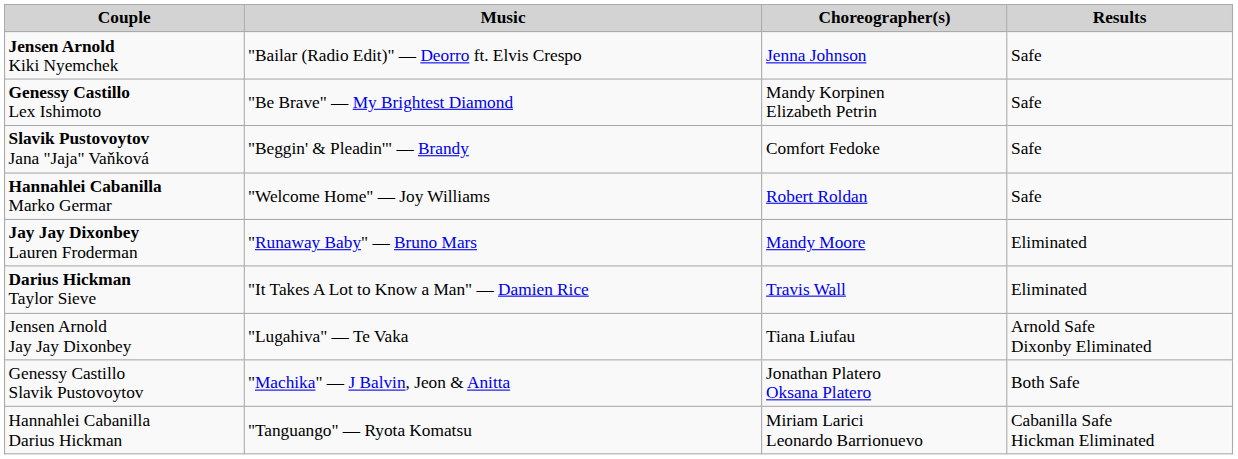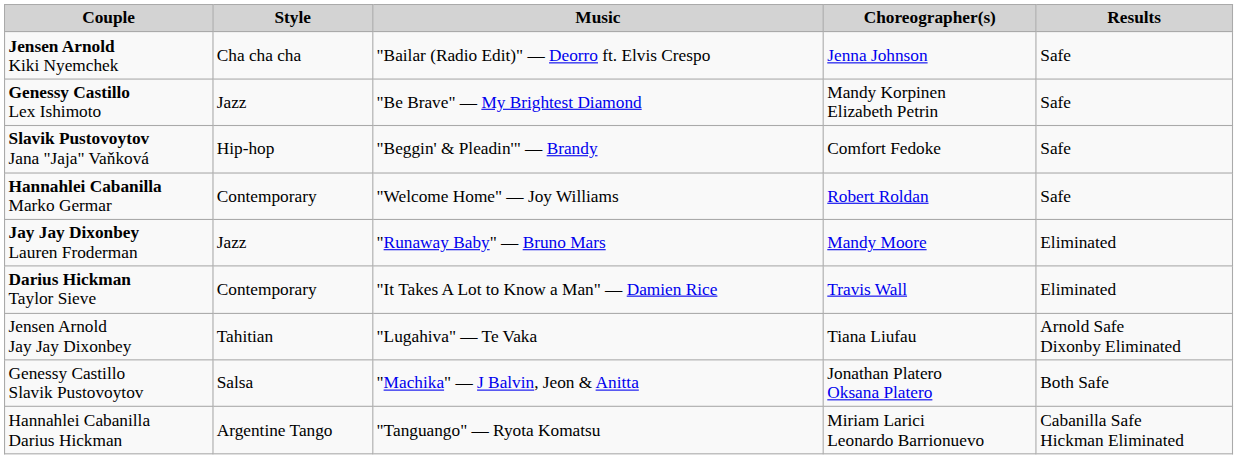+ column: (293, 18)
